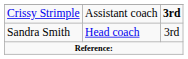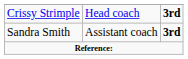(121, 13) Assistant coach -> (112, 13) Head coach
(112, 32) Head coach -> (121, 32) Assistant coach
(172, 32) normal -> (172, 32) bold
